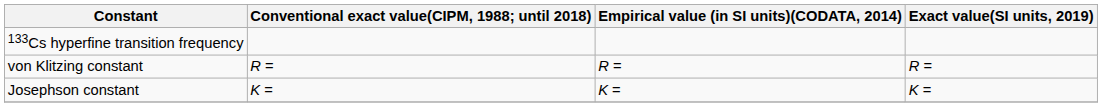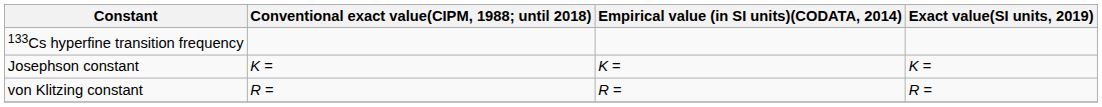rows swapped: (73, 90) <-> (75, 66)
